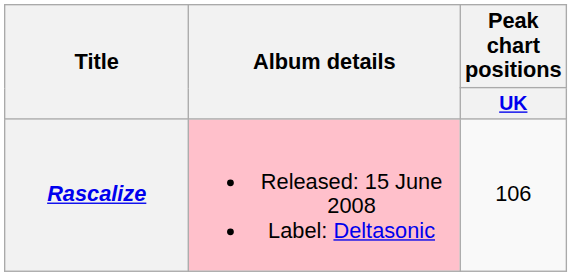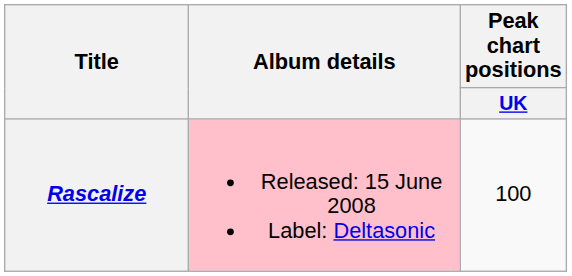(513, 194) 106 -> (513, 194) 100
